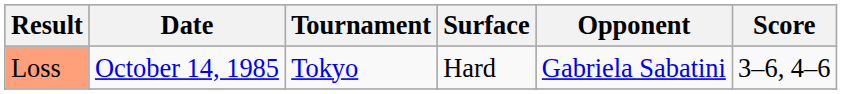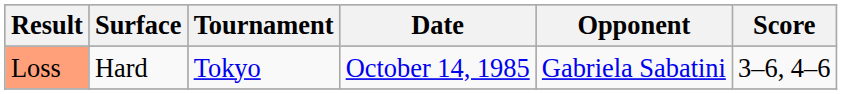columns swapped: (187, 25) <-> (486, 25)
